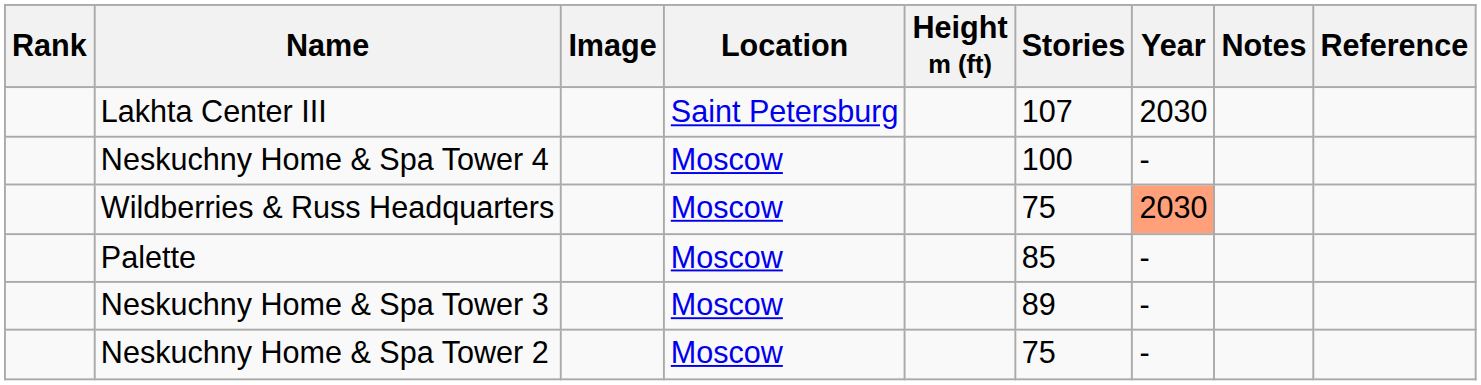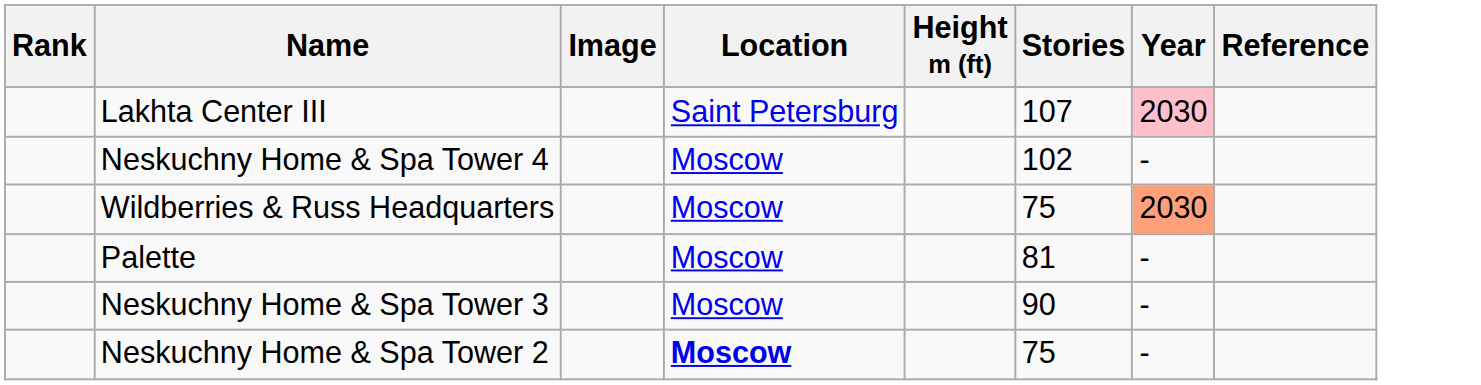- column: (1264, 45)
(1173, 111) no background -> (1173, 111) pink background
(1047, 160) 100 -> (1047, 160) 102
(1039, 256) 85 -> (1039, 256) 81
(1039, 305) 89 -> (1039, 305) 90
(727, 353) normal -> (731, 353) bold
